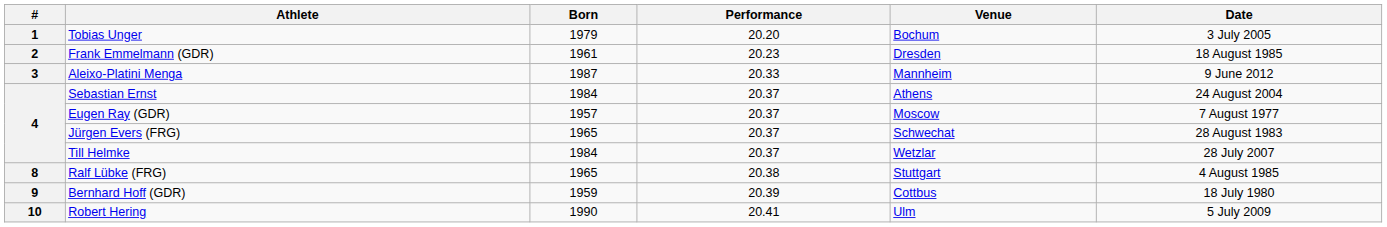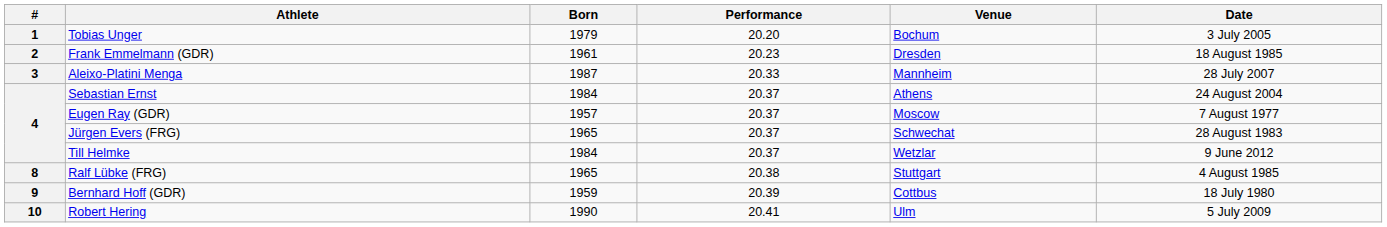(1239, 74) 9 June 2012 -> (1239, 74) 28 July 2007
(1239, 153) 28 July 2007 -> (1239, 153) 9 June 2012
